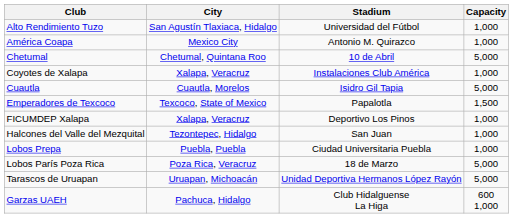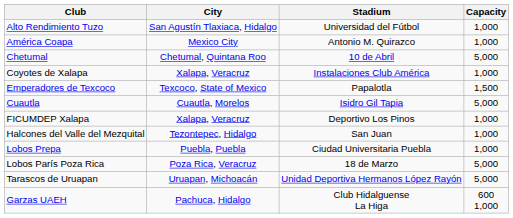rows swapped: (23, 88) <-> (61, 103)
